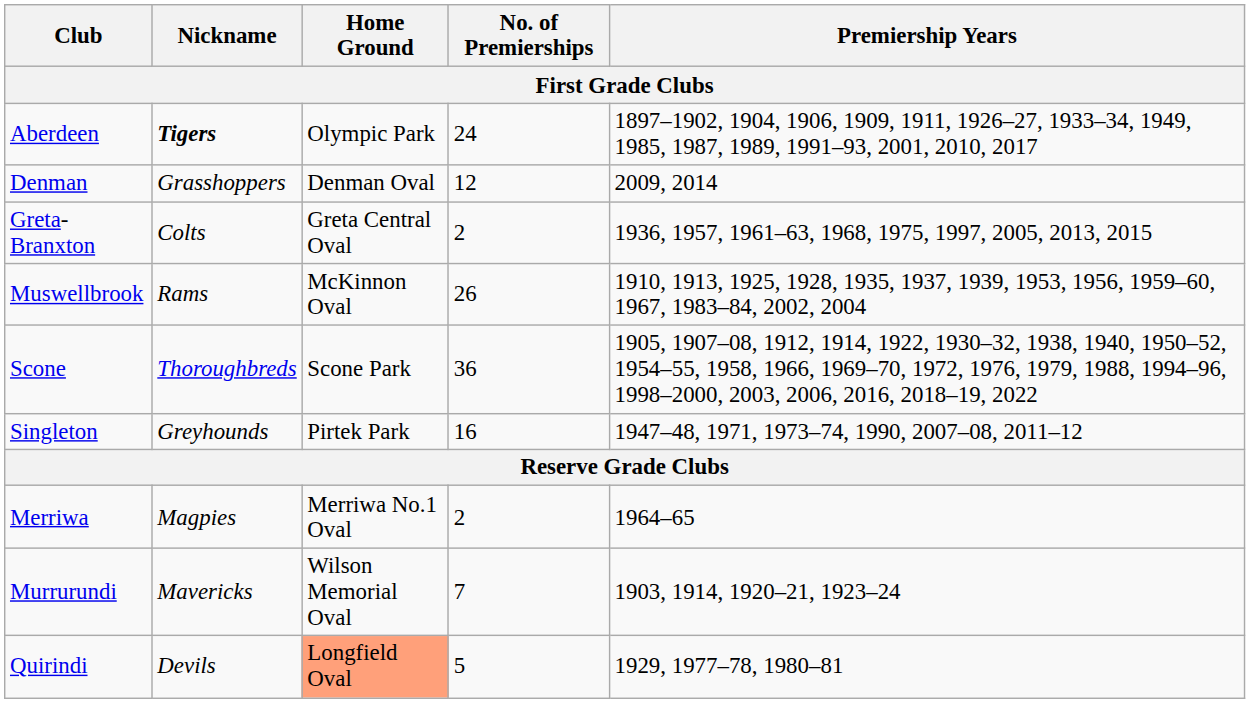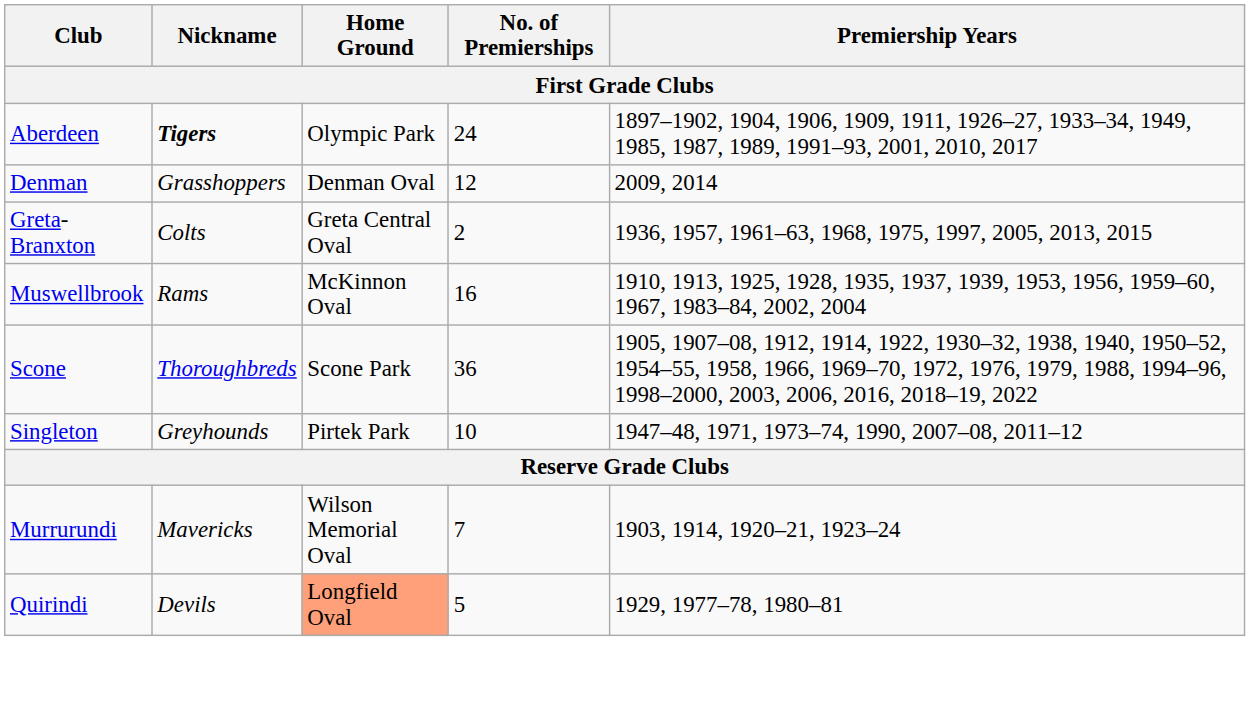(465, 294) 26 -> (465, 294) 16
(465, 431) 16 -> (465, 431) 10
- row: (49, 516)
